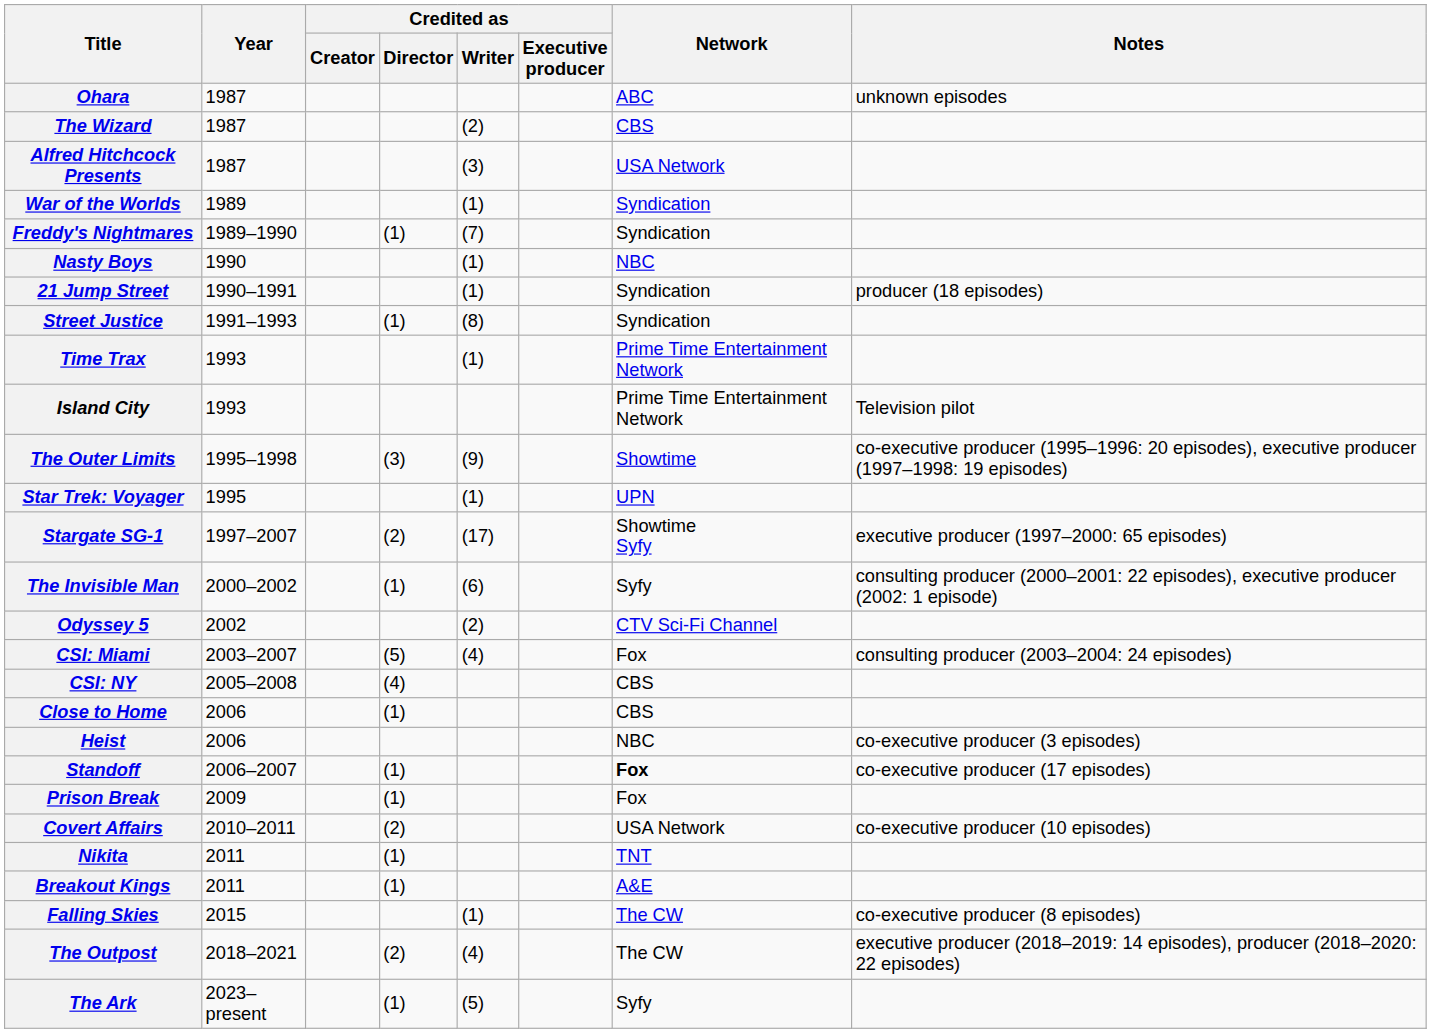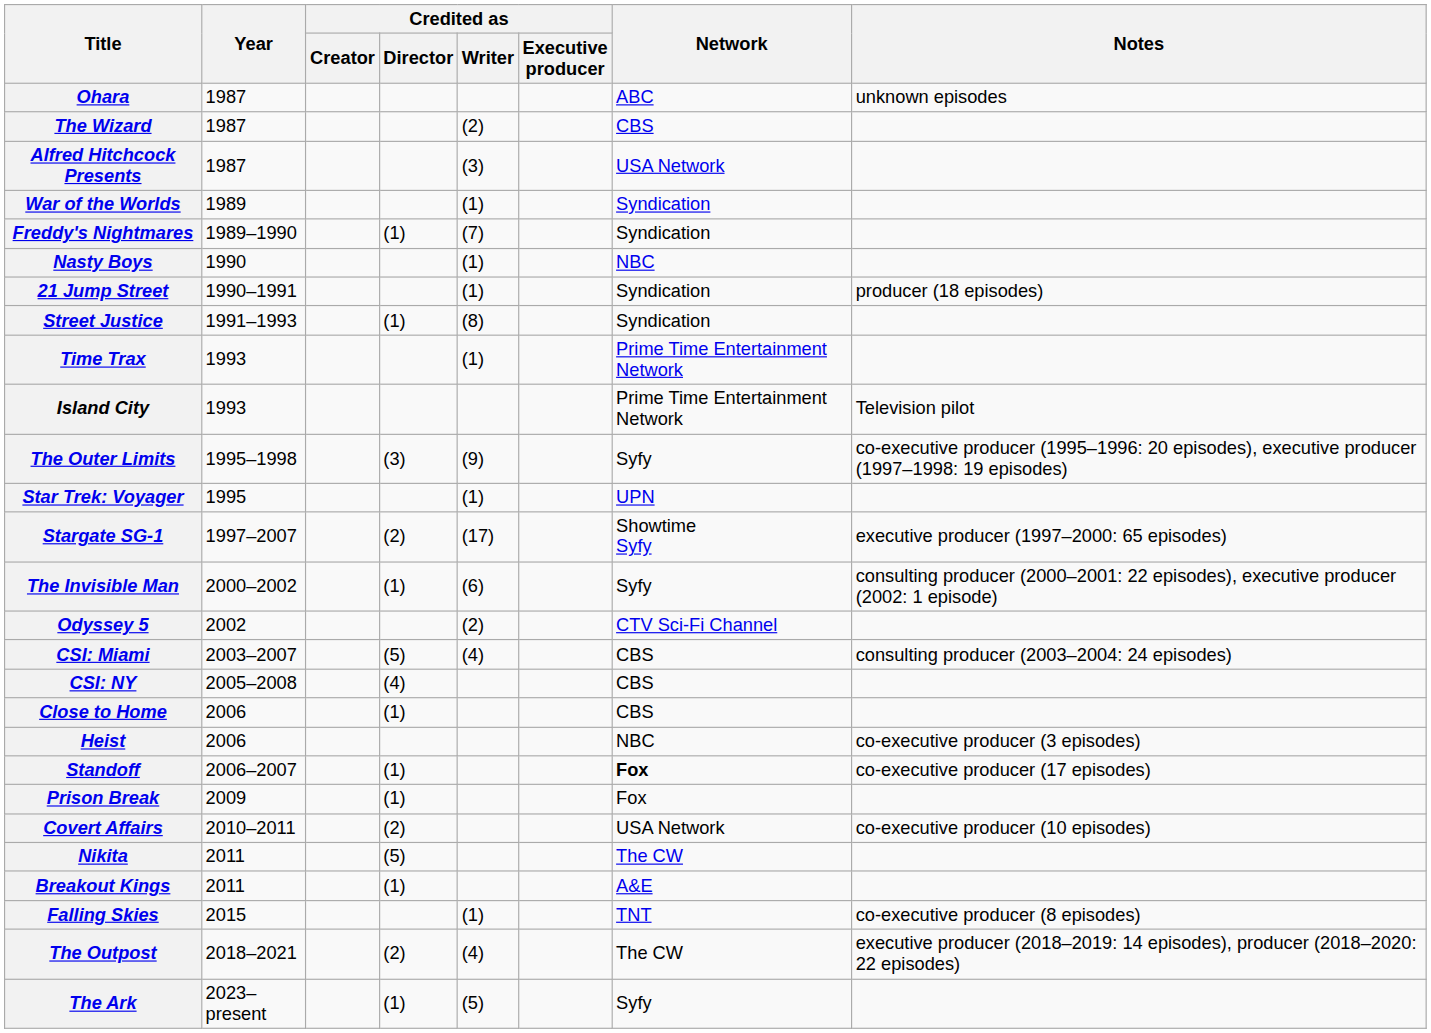(656, 458) Showtime -> (634, 458) Syfy
(631, 654) Fox -> (635, 654) CBS
(395, 856) (1) -> (395, 856) (5)
(634, 856) TNT -> (650, 856) The CW
(650, 914) The CW -> (634, 914) TNT
